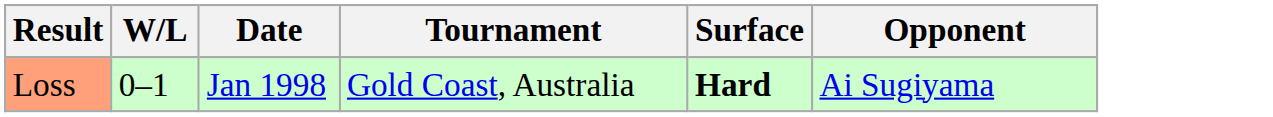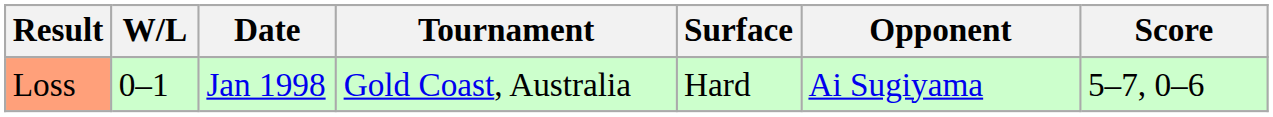+ column: (1174, 30)
(733, 83) bold -> (717, 83) normal
